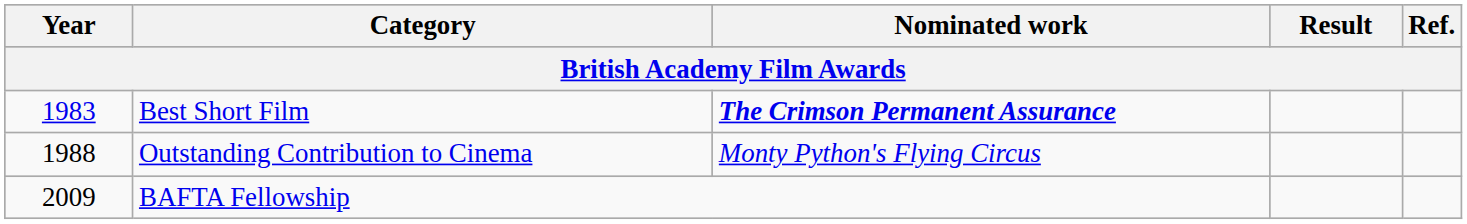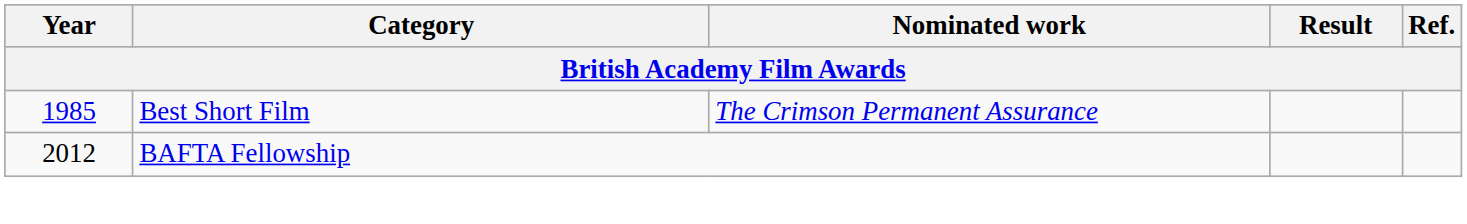(69, 111) 1983 -> (69, 111) 1985
(917, 111) bold -> (907, 111) normal
- row: (336, 153)
(69, 196) 2009 -> (69, 153) 2012
